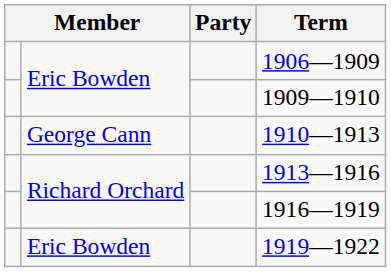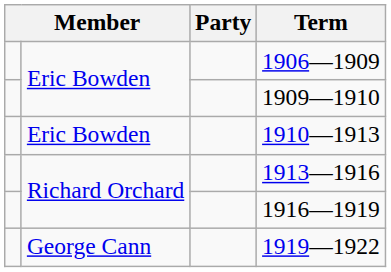(89, 135) George Cann -> (89, 135) Eric Bowden
(89, 246) Eric Bowden -> (89, 246) George Cann
